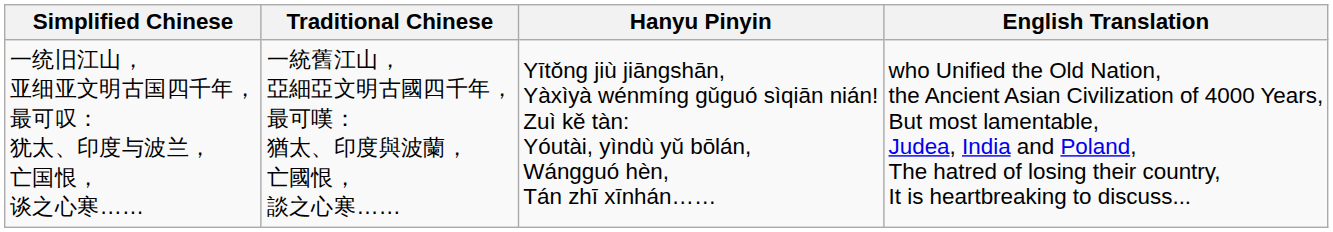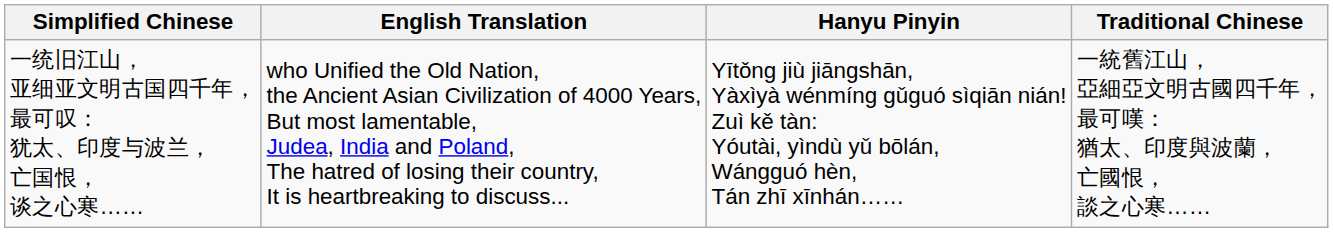columns swapped: (390, 22) <-> (1106, 22)
